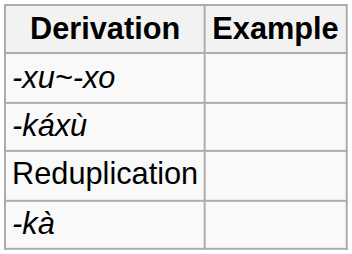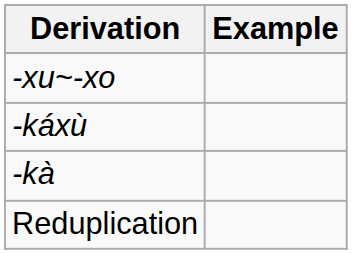rows swapped: (33, 223) <-> (105, 175)
